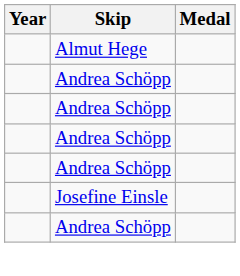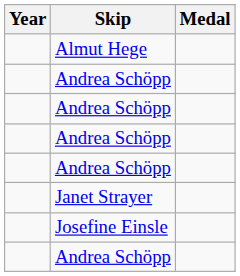+ row: (28, 198)
